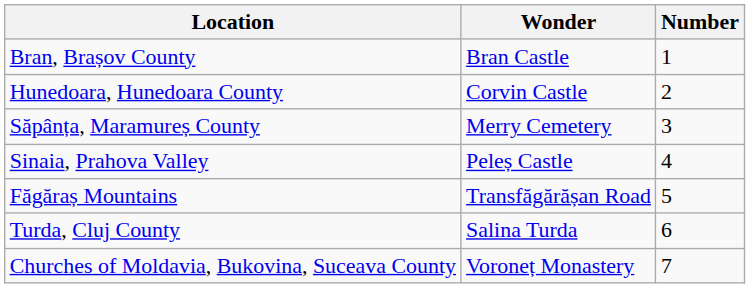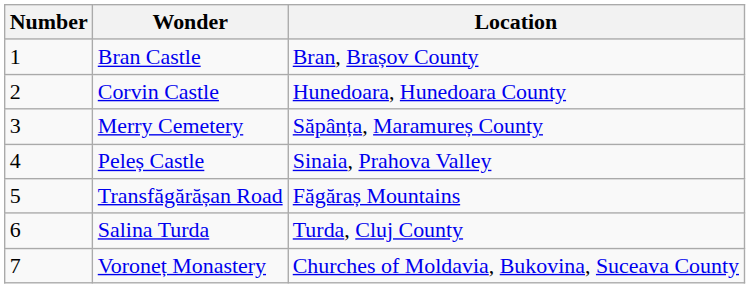columns swapped: (700, 21) <-> (233, 21)
